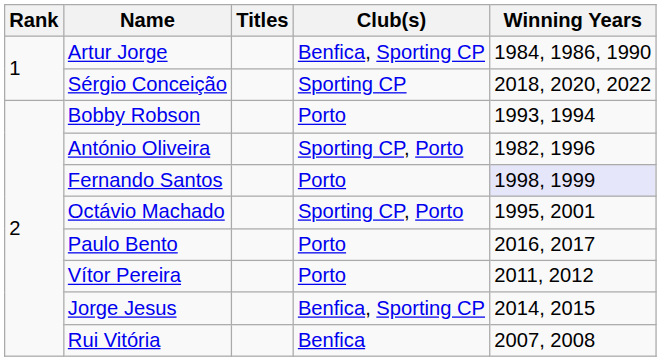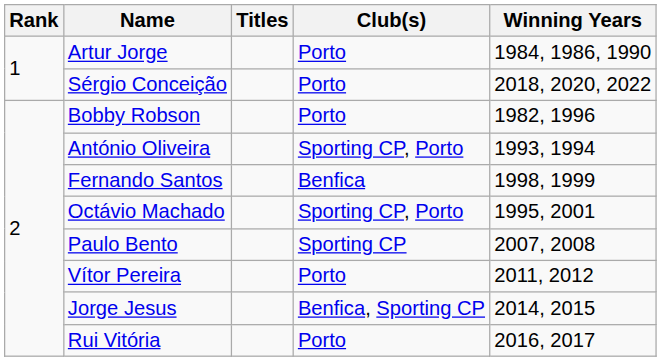(391, 52) Benfica, Sporting CP -> (322, 52) Porto
(352, 84) Sporting CP -> (322, 84) Porto
(545, 116) 1993, 1994 -> (545, 116) 1982, 1996
(545, 148) 1982, 1996 -> (545, 148) 1993, 1994
(322, 180) Porto -> (332, 180) Benfica
(545, 180) lavender background -> (545, 180) no background
(322, 244) Porto -> (352, 244) Sporting CP
(545, 244) 2016, 2017 -> (545, 244) 2007, 2008
(332, 340) Benfica -> (322, 340) Porto
(545, 340) 2007, 2008 -> (545, 340) 2016, 2017
